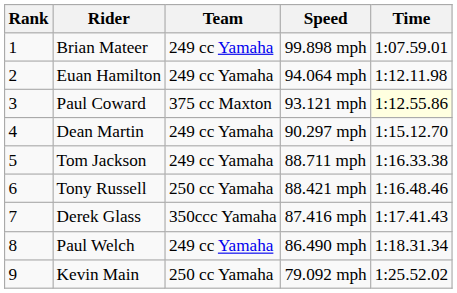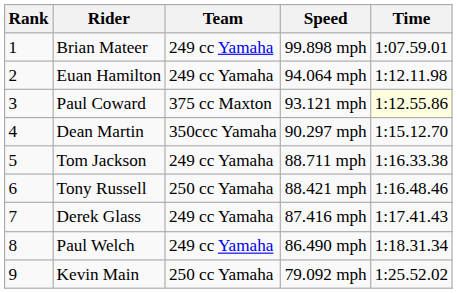(221, 132) 249 cc Yamaha -> (223, 132) 350ccc Yamaha
(223, 217) 350ccc Yamaha -> (221, 217) 249 cc Yamaha
